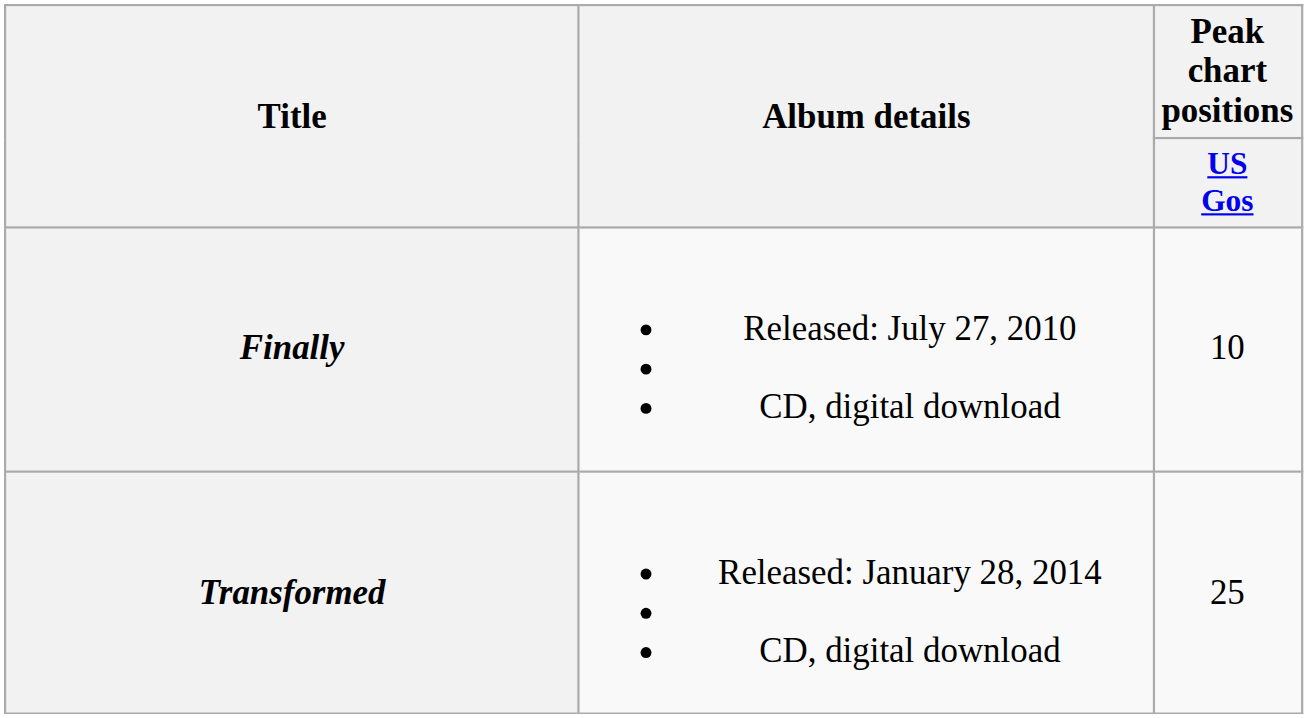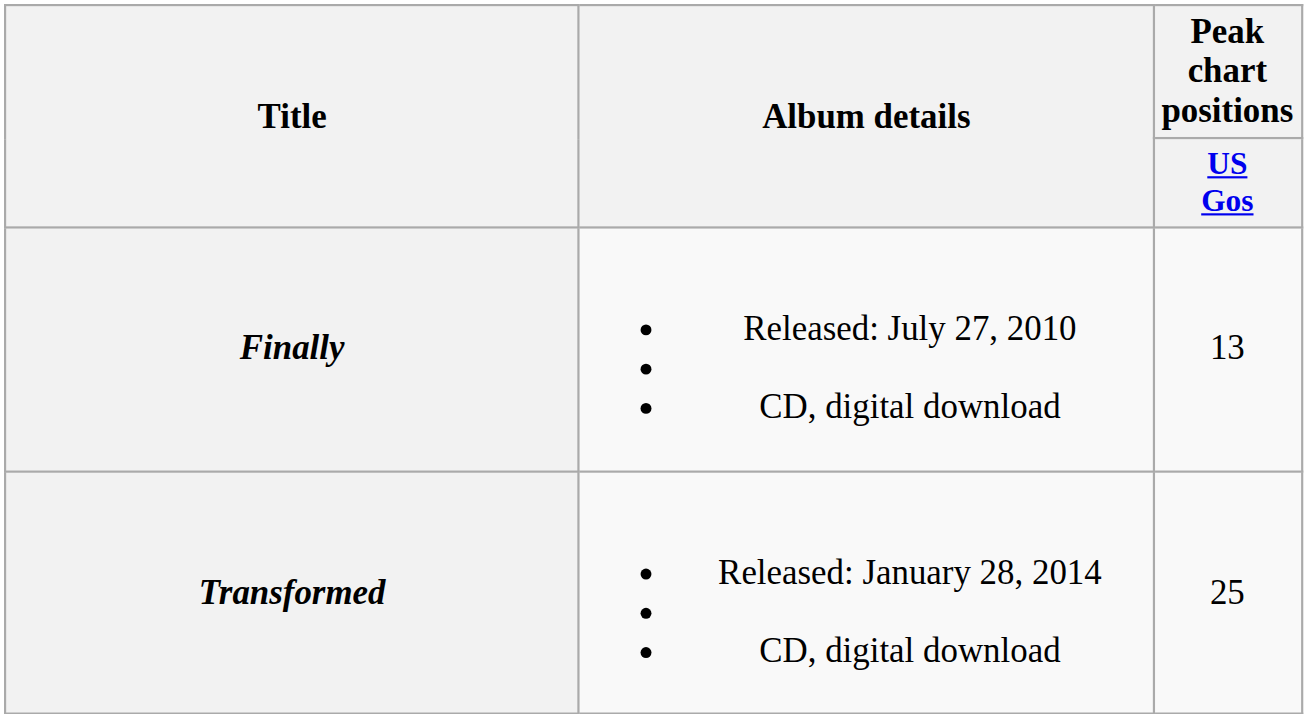(1227, 348) 10 -> (1227, 348) 13
